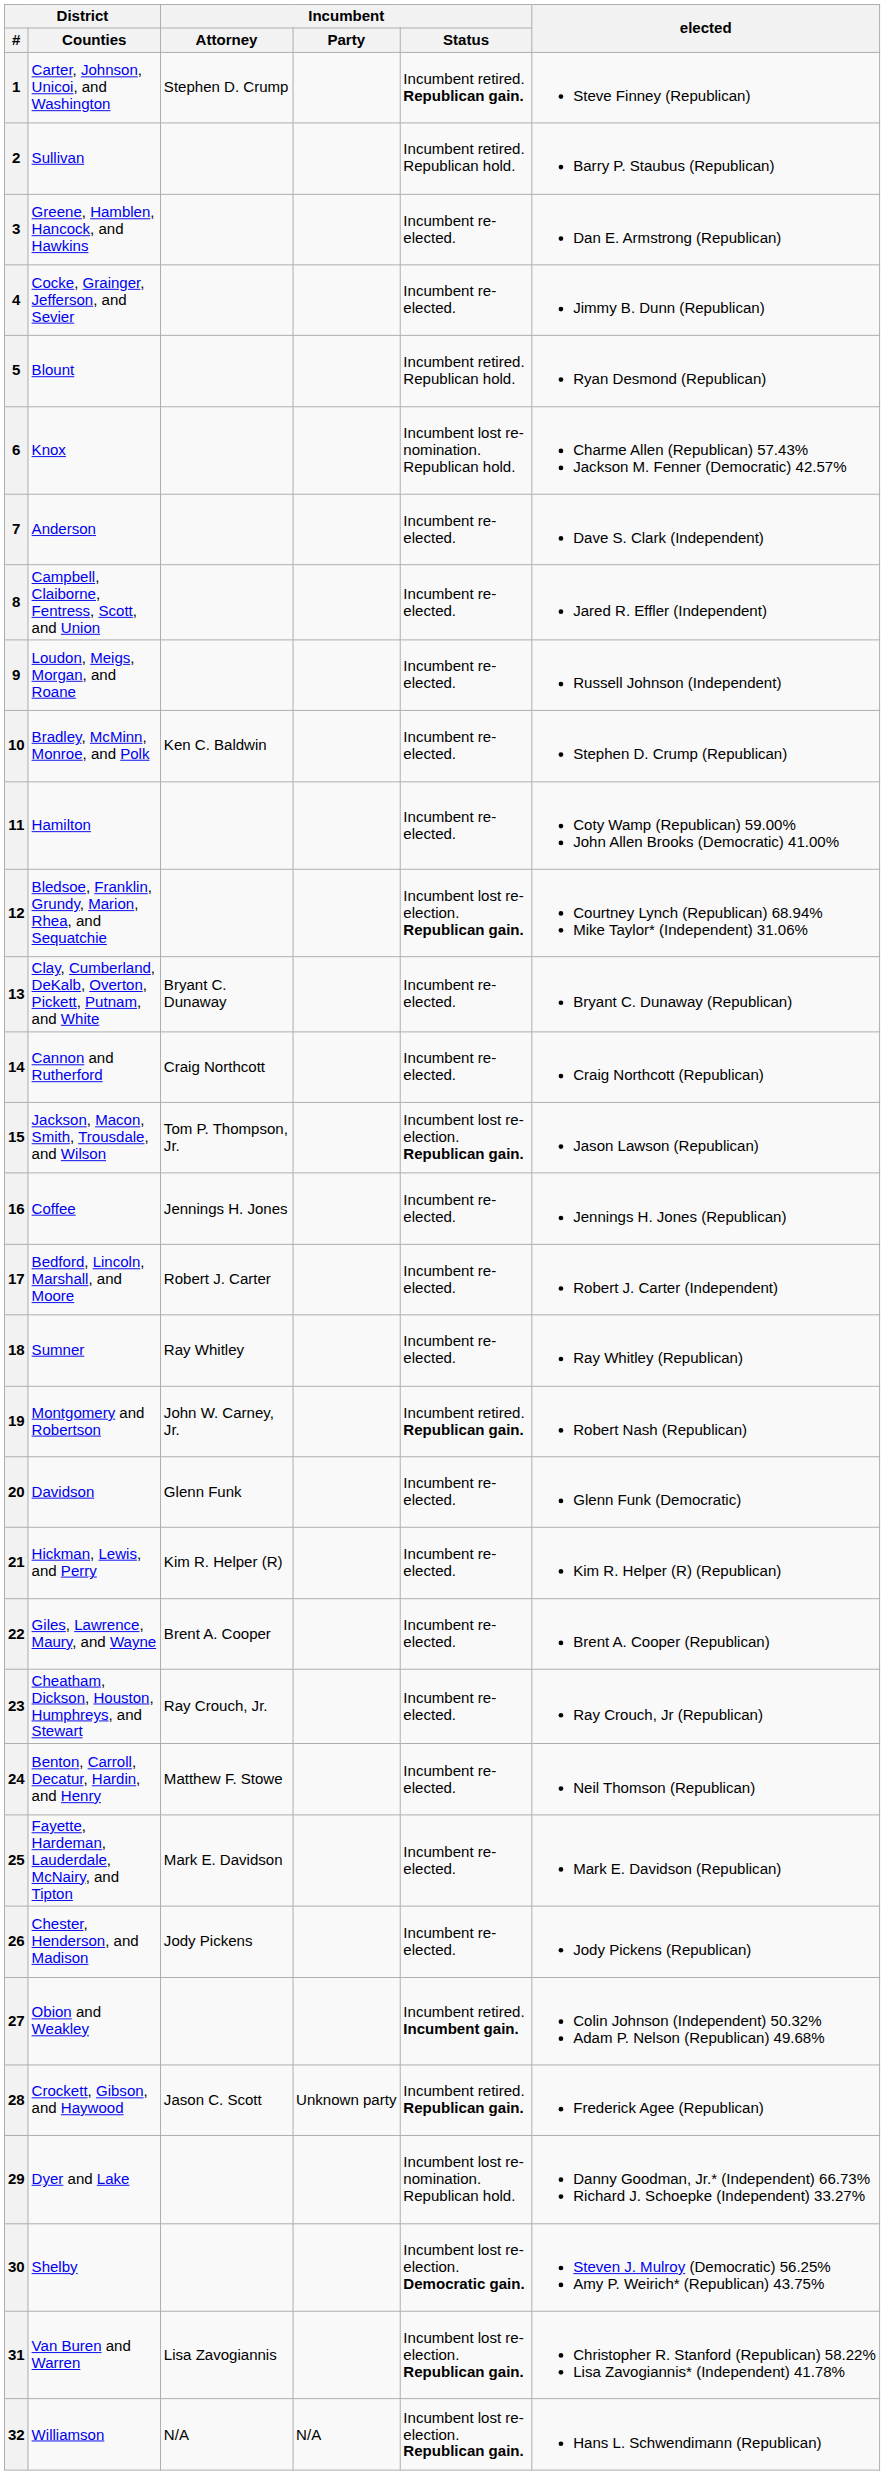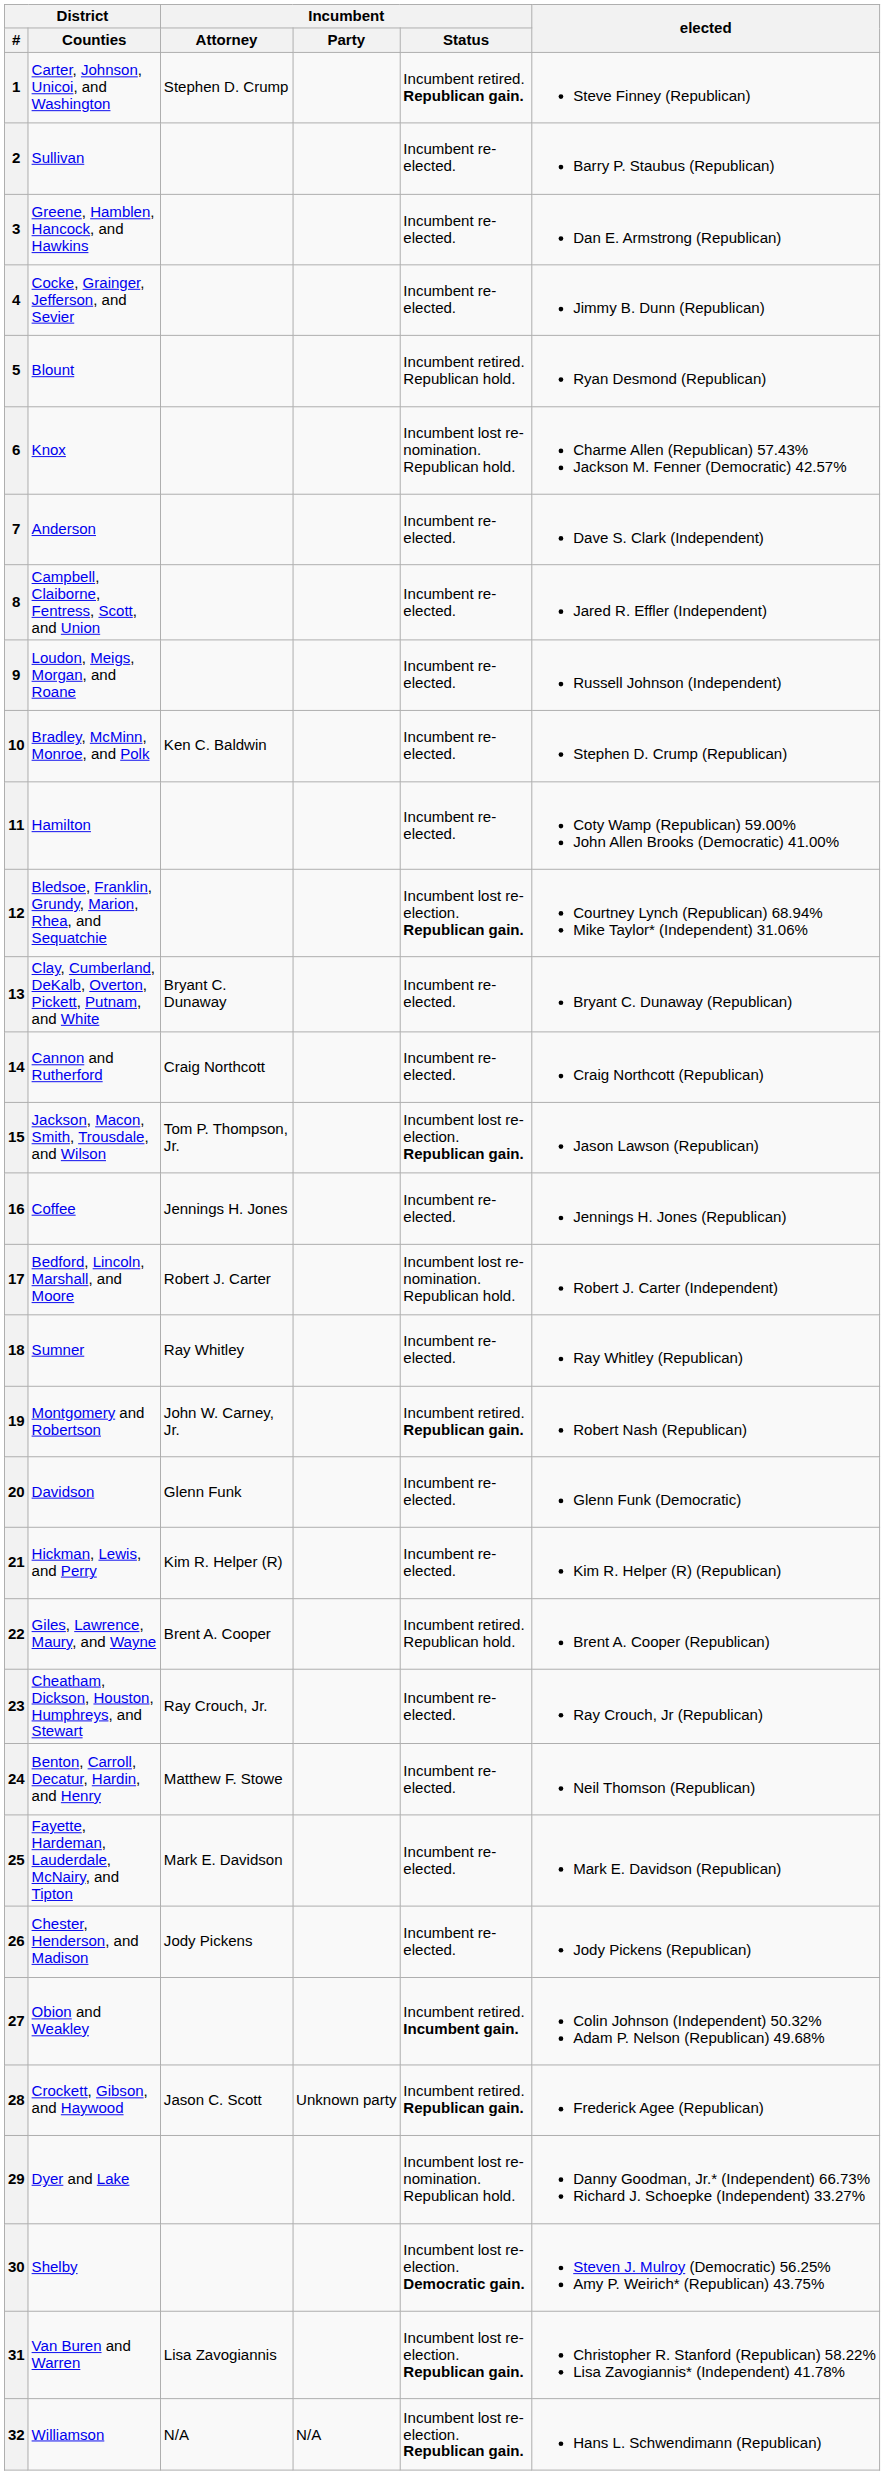(464, 158) Incumbent retired. Republican hold. -> (450, 158) Incumbent re-elected.
(450, 1279) Incumbent re-elected. -> (464, 1279) Incumbent lost re-nomination. Republican hold.
(450, 1633) Incumbent re-elected. -> (464, 1633) Incumbent retired. Republican hold.
